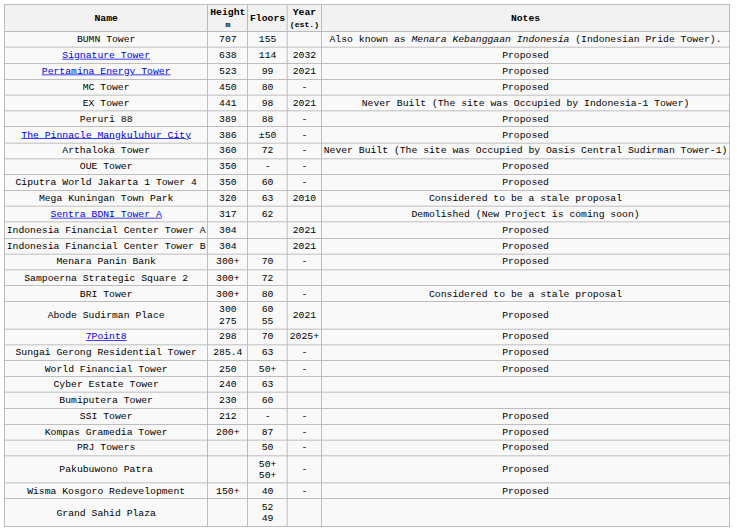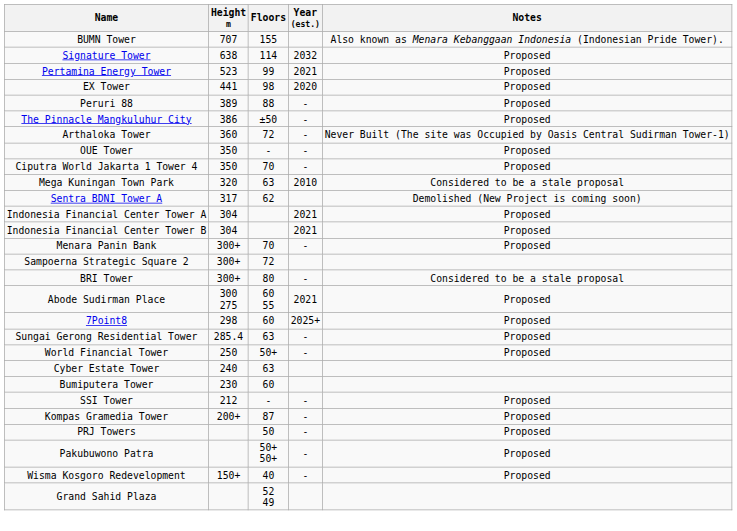- row: (106, 87)
(304, 103) 2021 -> (305, 87) 2020
(526, 103) Never Built (The site was Occupied by Indonesia-1 Tower) -> (527, 87) Proposed
(268, 182) 60 -> (268, 167) 70
(268, 337) 70 -> (268, 321) 60
